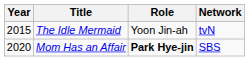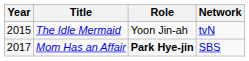(19, 47) 2020 -> (19, 47) 2017
